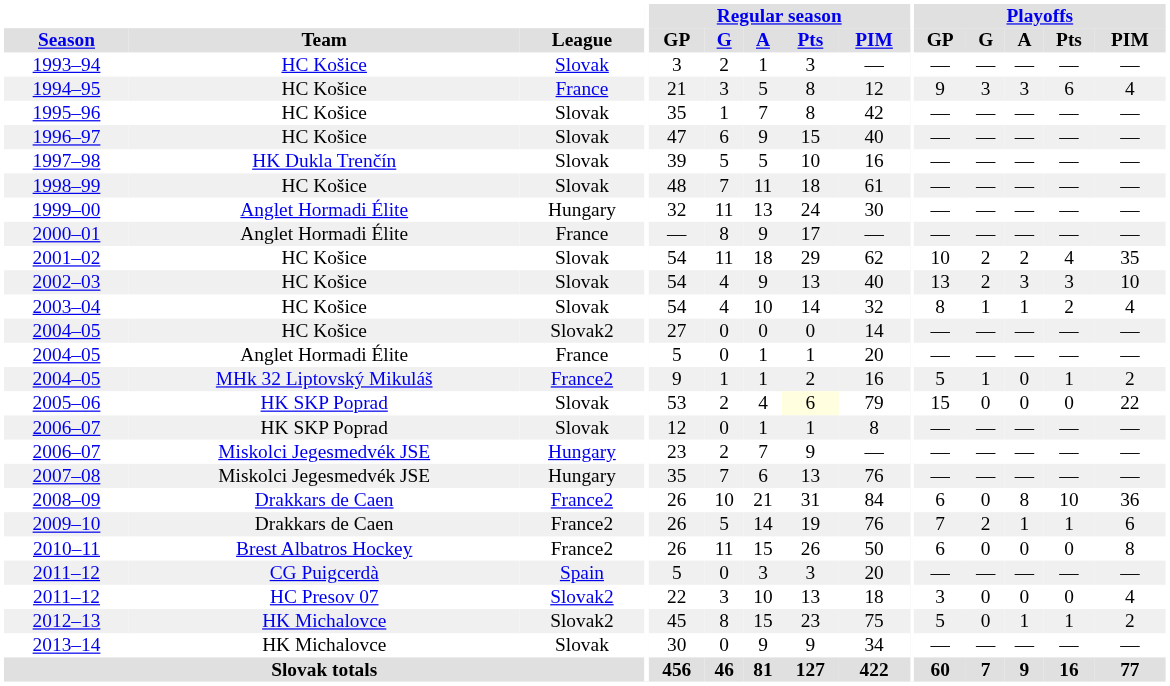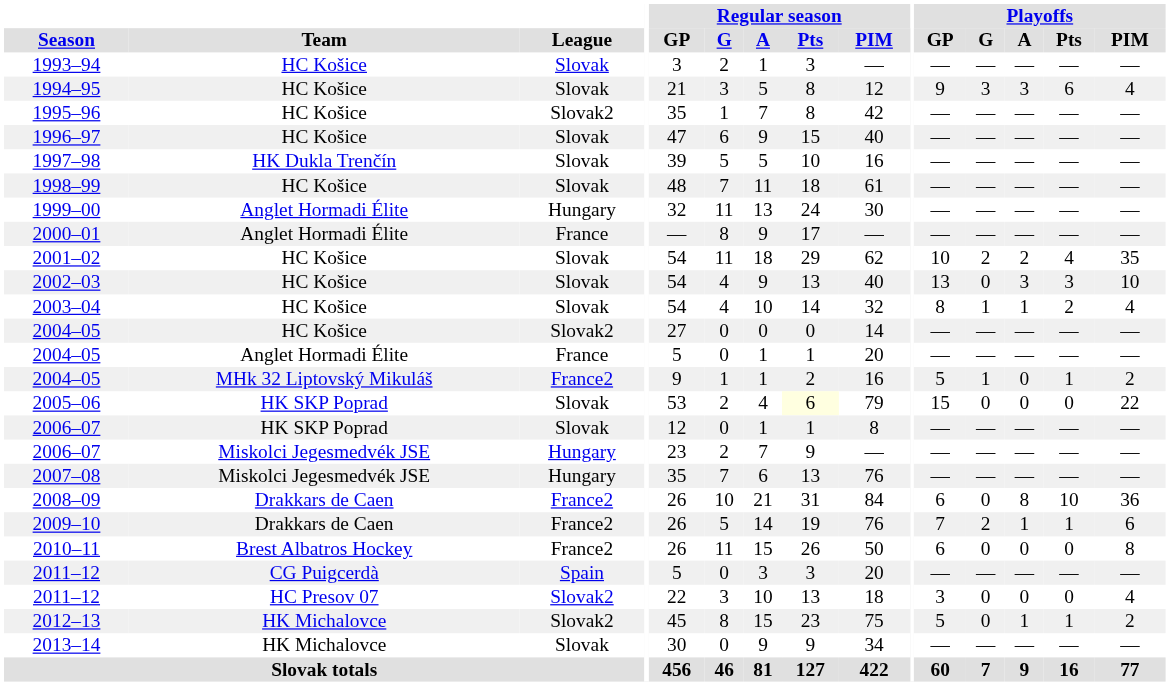(582, 88) France -> (582, 88) Slovak
(582, 112) Slovak -> (582, 112) Slovak2
(986, 282) 2 -> (986, 282) 0
